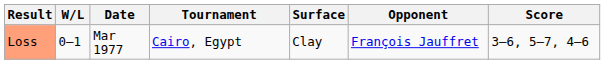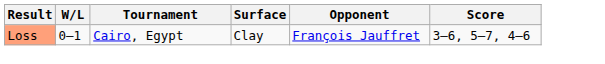- column: (120, 15)
